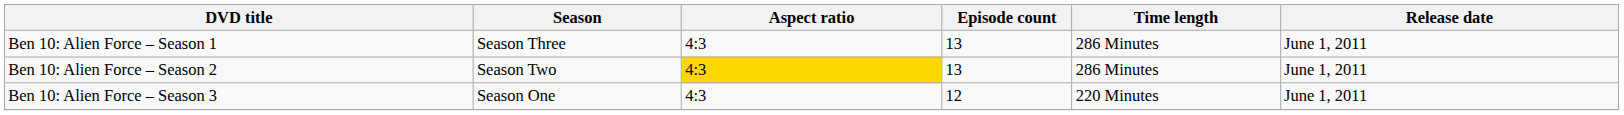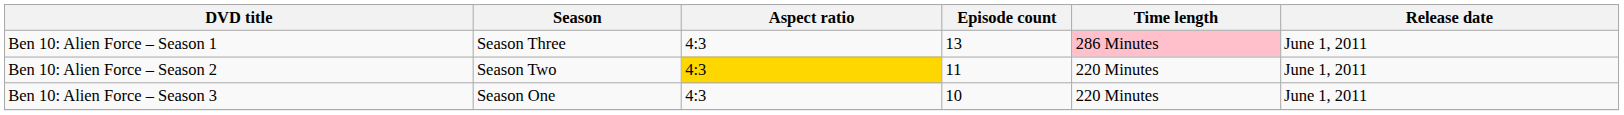(1117, 43) no background -> (1117, 43) pink background
(954, 69) 13 -> (953, 69) 11
(1117, 69) 286 Minutes -> (1117, 69) 220 Minutes
(954, 95) 12 -> (954, 95) 10
